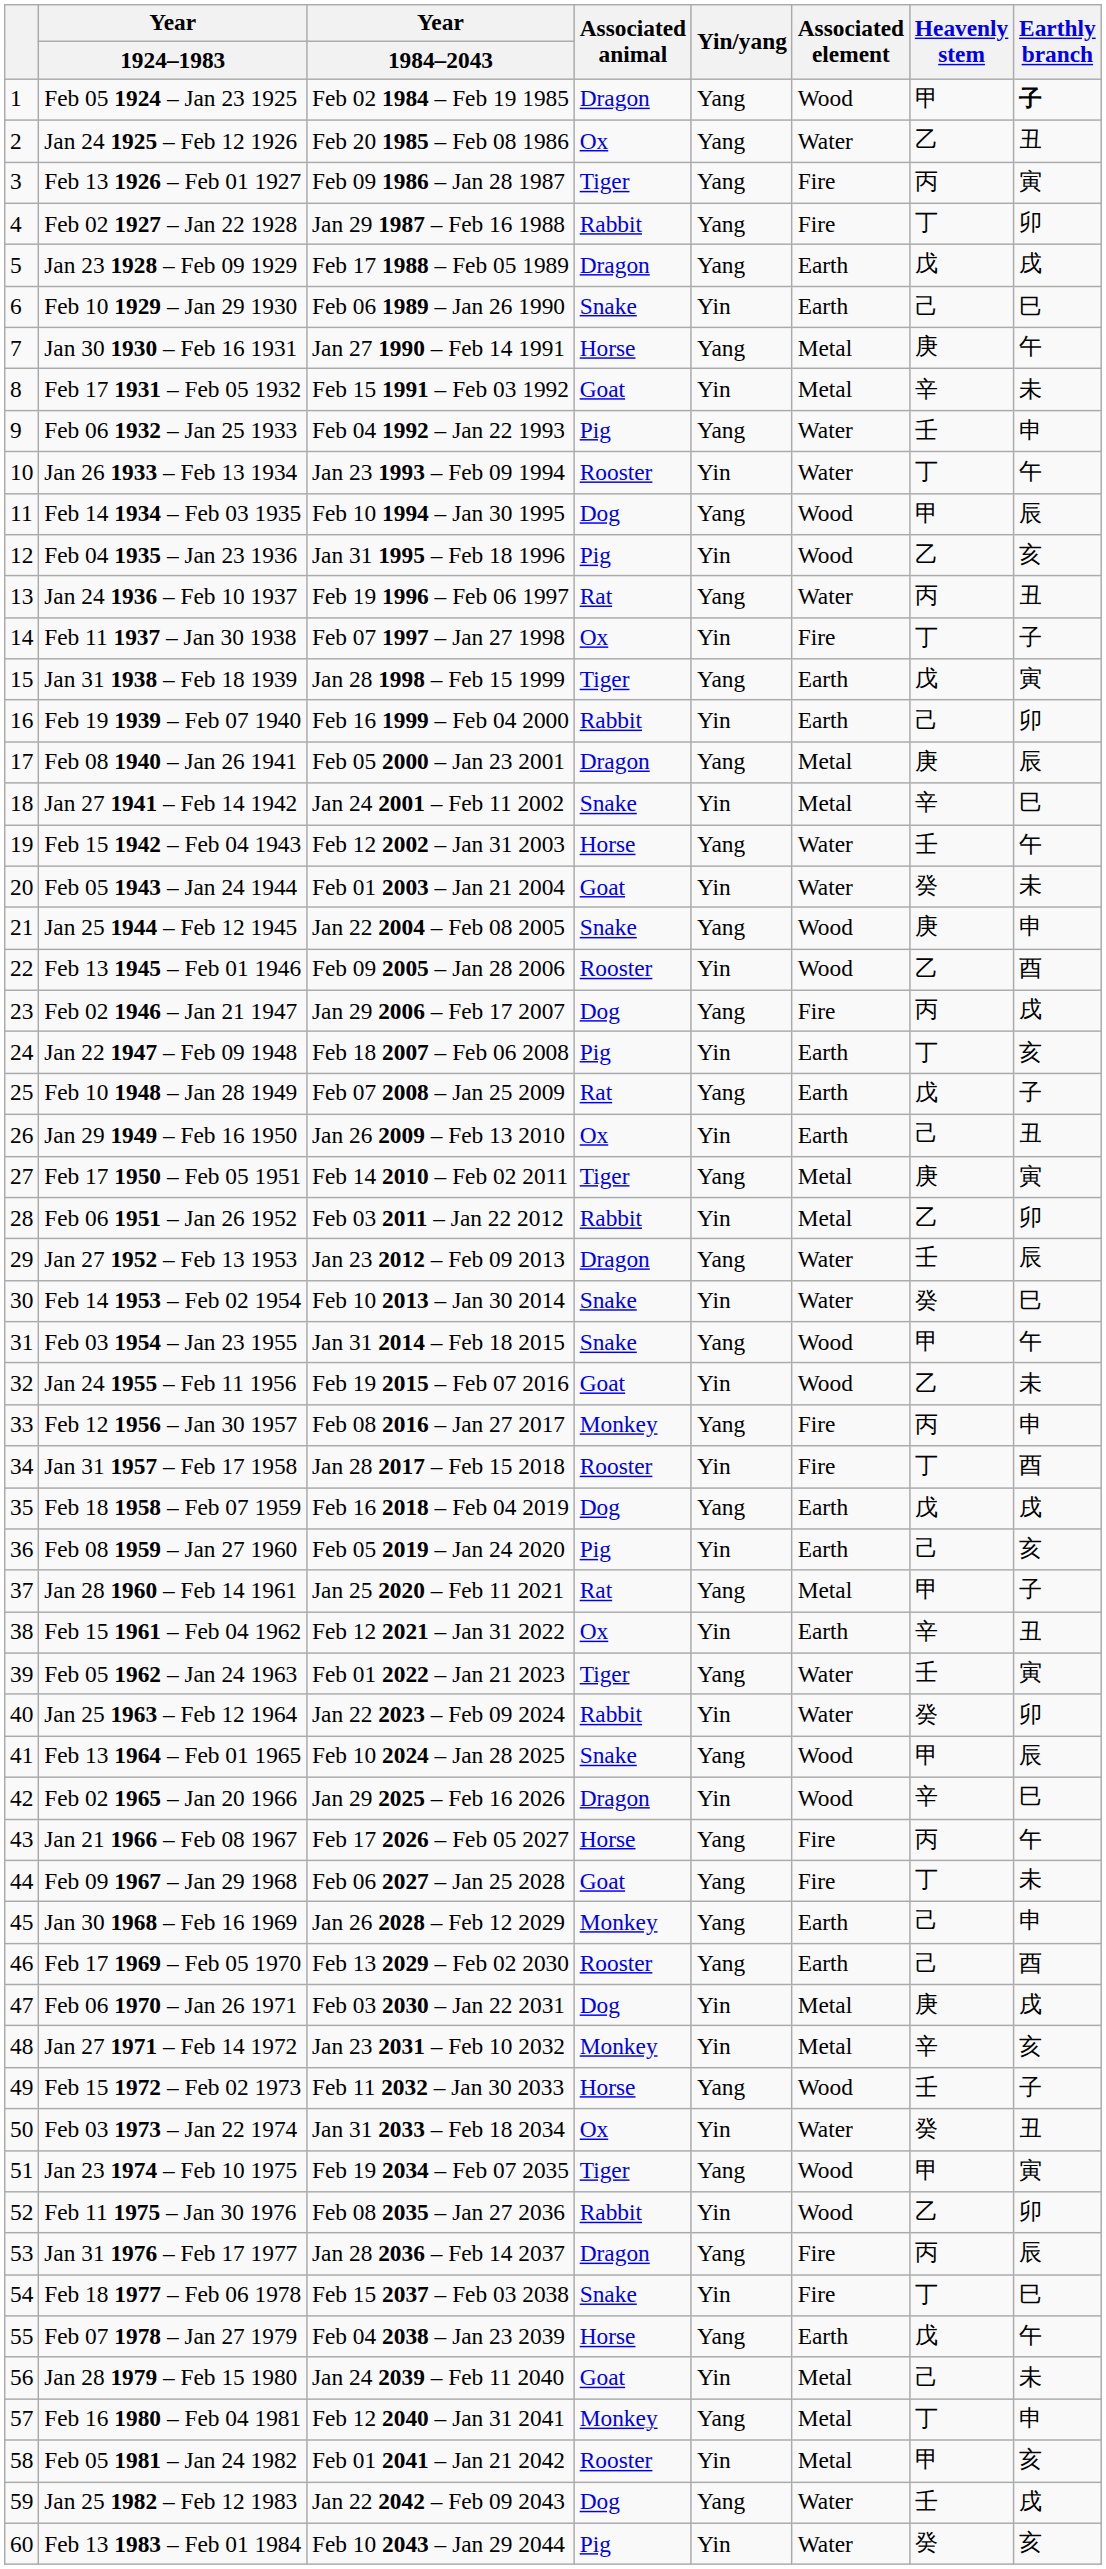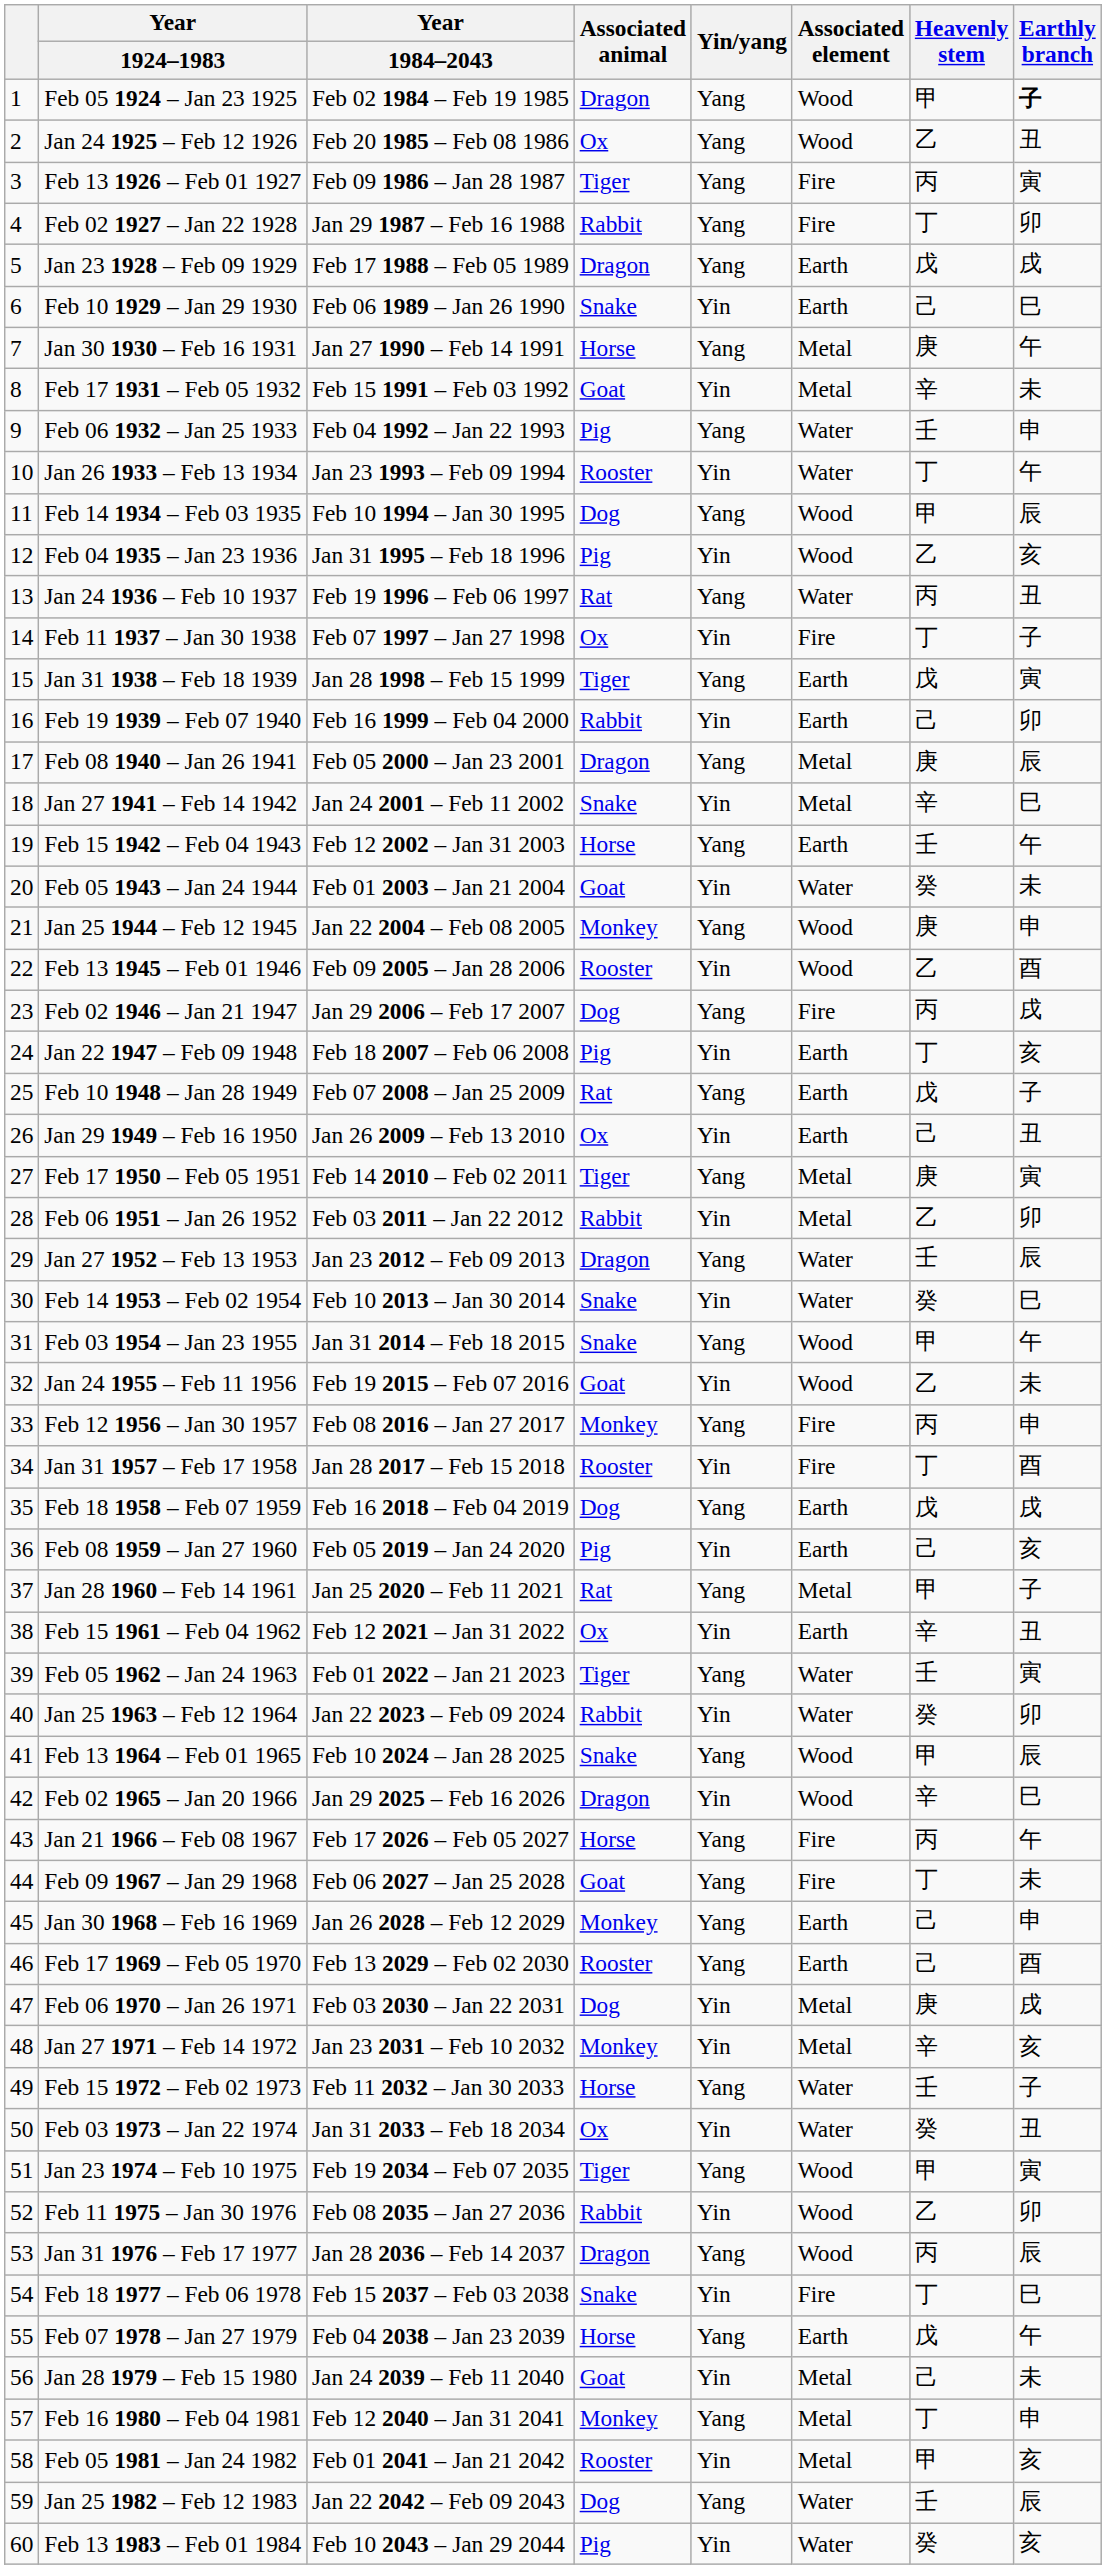(825, 140) Water -> (825, 140) Wood
(825, 845) Water -> (823, 845) Earth
(608, 927) Snake -> (619, 927) Monkey
(825, 2087) Wood -> (825, 2087) Water
(816, 2253) Fire -> (825, 2253) Wood
(1031, 2501) 戌 -> (1031, 2501) 辰
